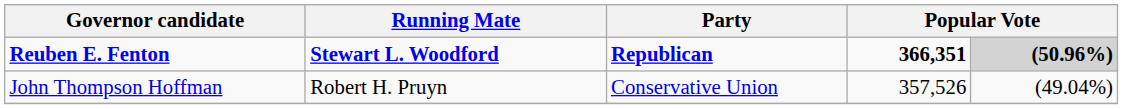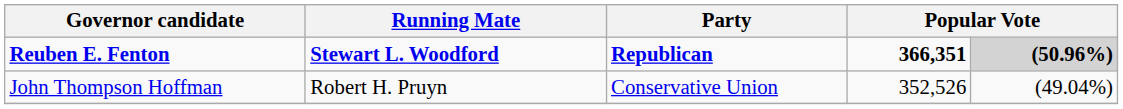(933, 86) 357,526 -> (933, 86) 352,526
